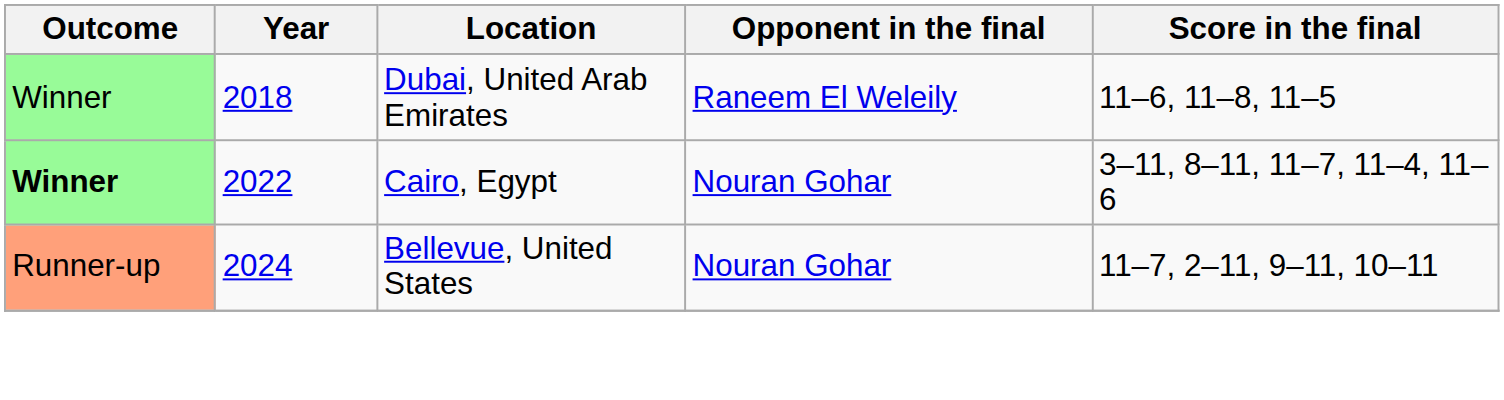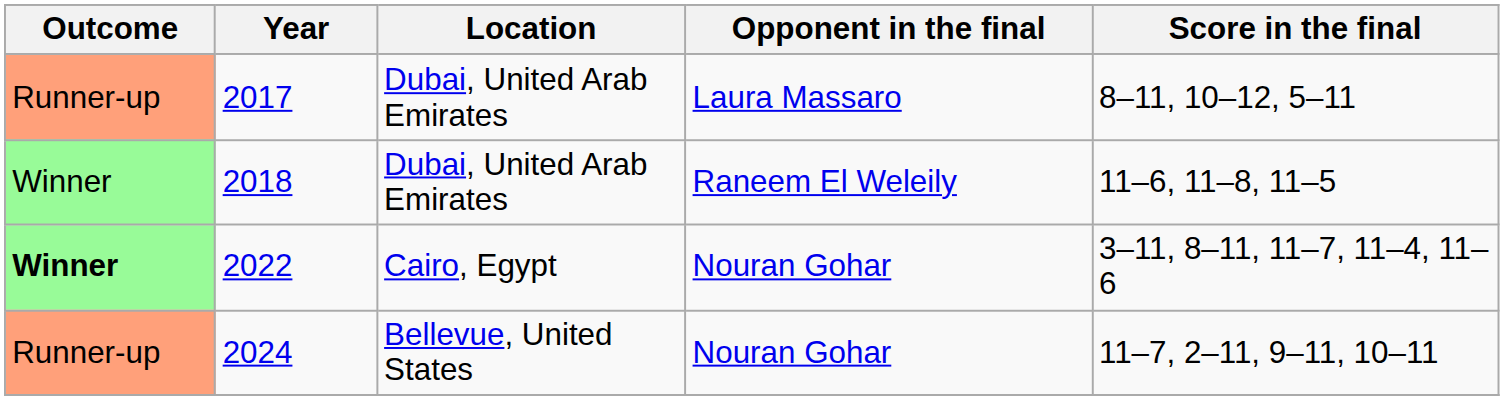+ row: (258, 96)
